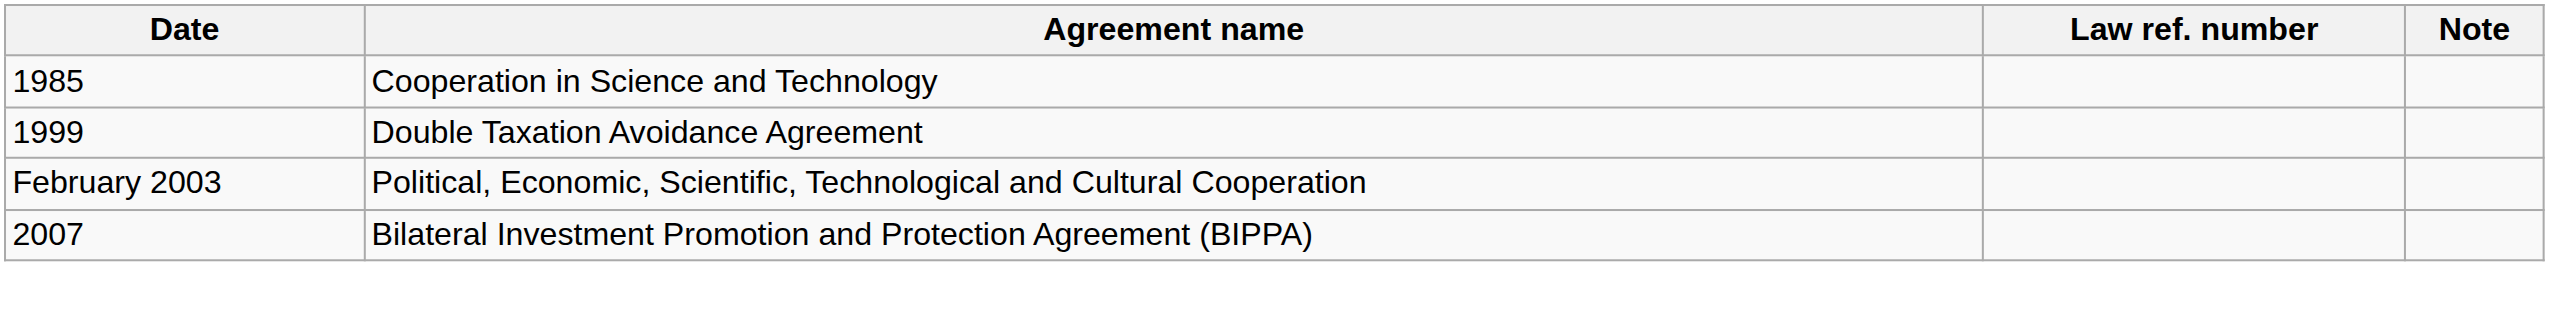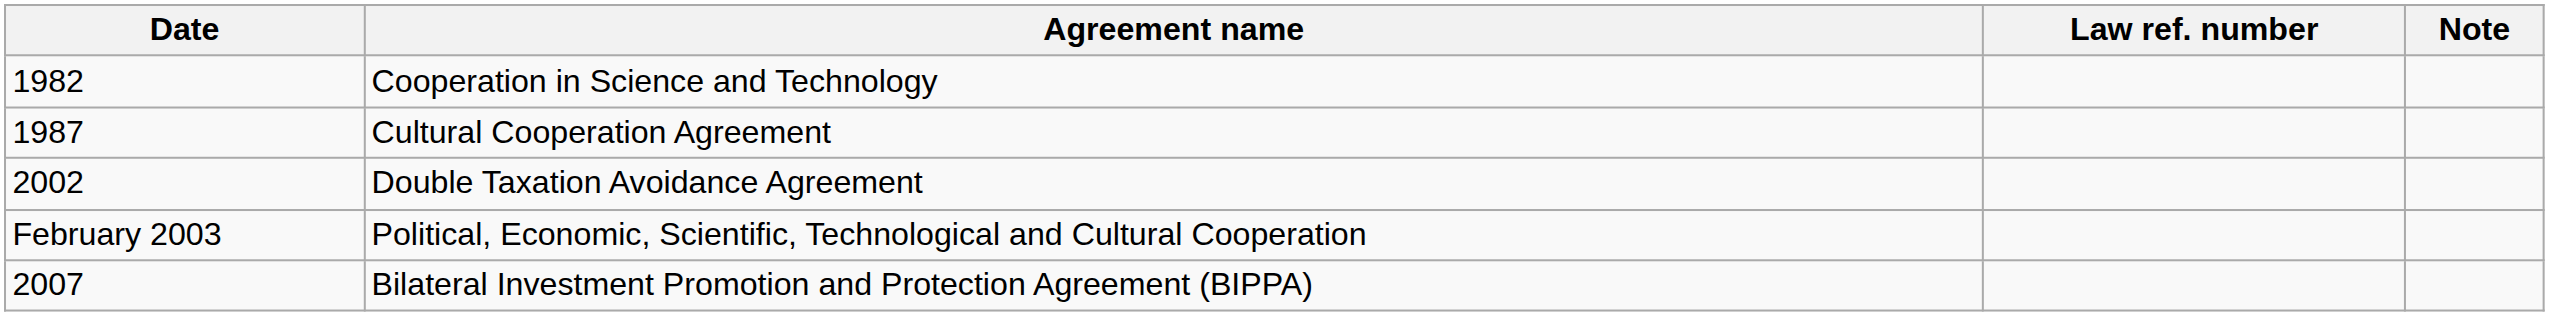(48, 81) 1985 -> (48, 81) 1982
+ row: (601, 132)
(48, 132) 1999 -> (48, 183) 2002
